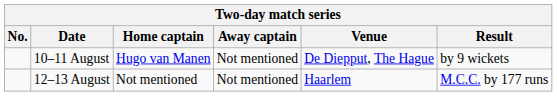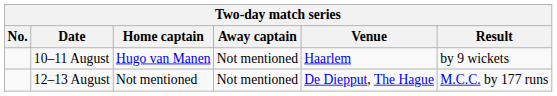(369, 58) De Diepput, The Hague -> (328, 58) Haarlem
(328, 79) Haarlem -> (369, 79) De Diepput, The Hague
